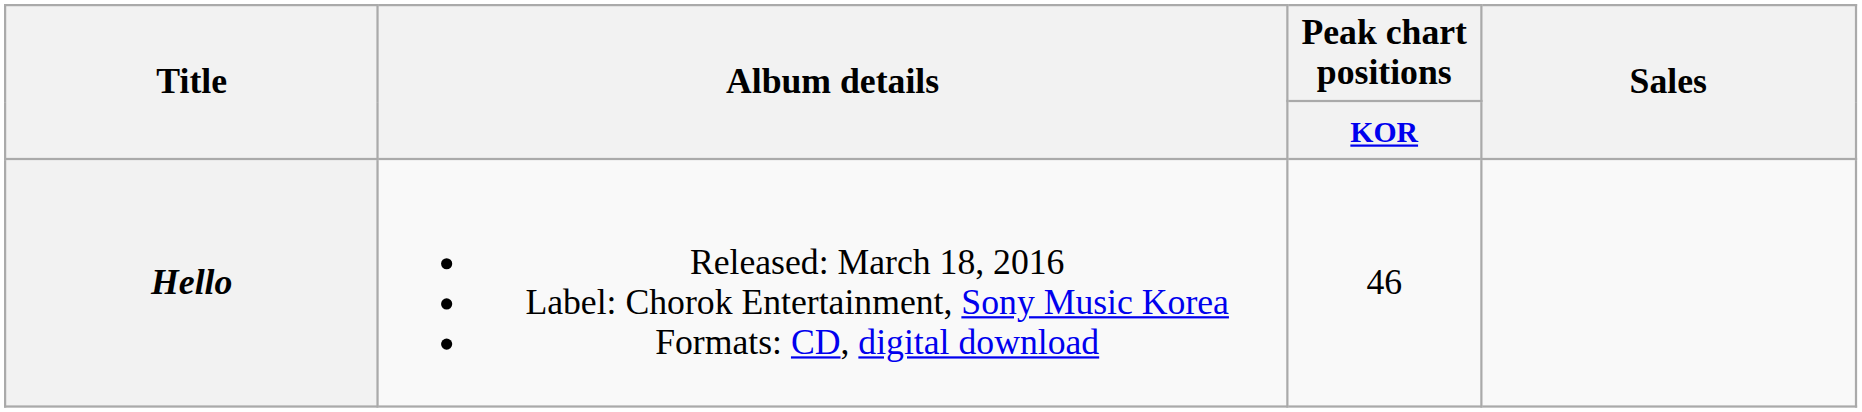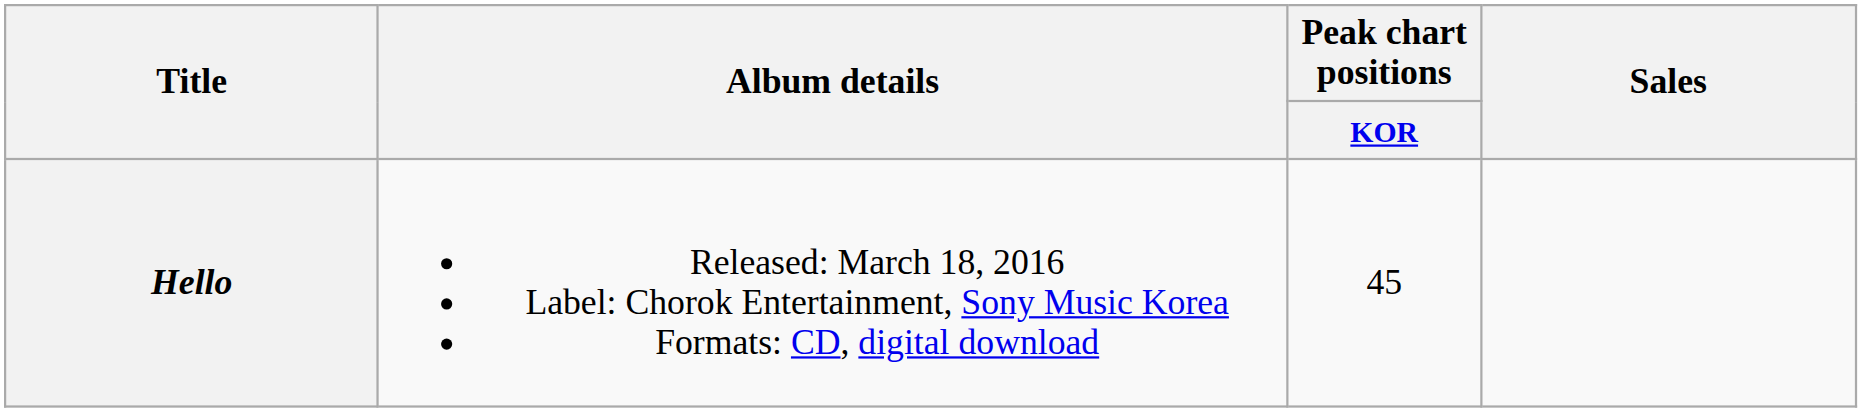(1384, 281) 46 -> (1384, 281) 45
